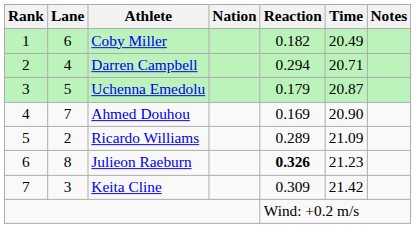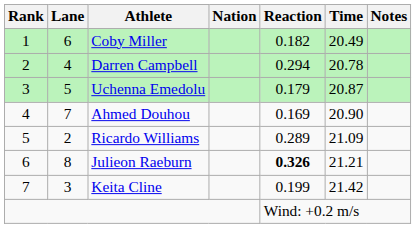(346, 65) 20.71 -> (346, 65) 20.78
(346, 162) 21.23 -> (346, 162) 21.21
(293, 187) 0.309 -> (293, 187) 0.199
